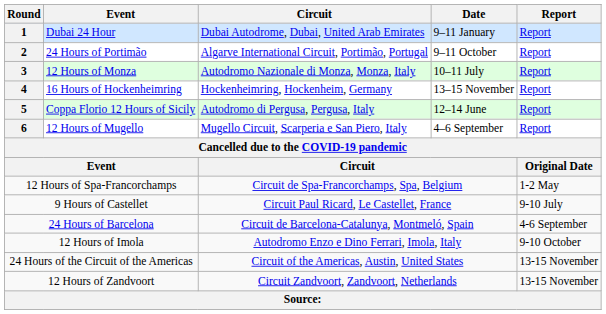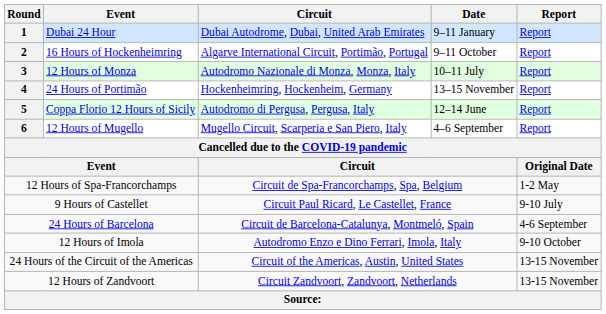(96, 51) 24 Hours of Portimão -> (114, 51) 16 Hours of Hockenheimring
(114, 89) 16 Hours of Hockenheimring -> (96, 89) 24 Hours of Portimão
